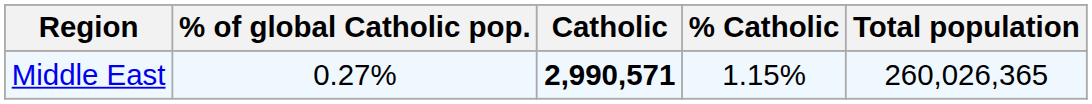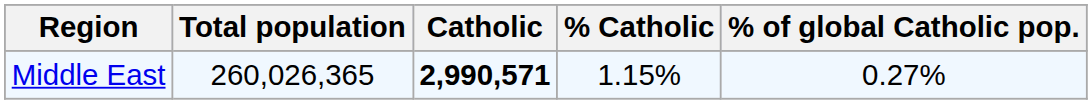columns swapped: (966, 27) <-> (355, 27)
